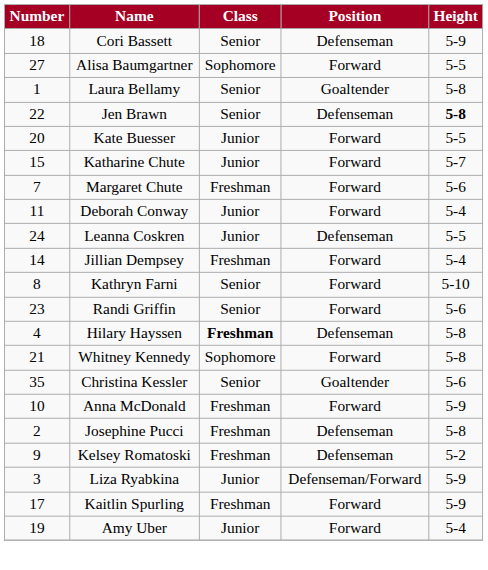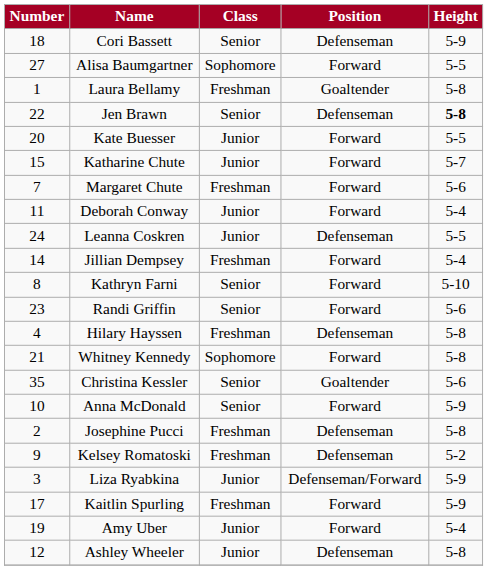(240, 89) Senior -> (240, 89) Freshman
(240, 333) bold -> (240, 333) normal
(240, 406) Freshman -> (240, 406) Senior
+ row: (134, 552)
